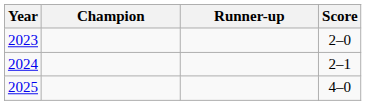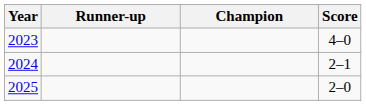columns swapped: (111, 16) <-> (249, 16)
(340, 40) 2–0 -> (340, 40) 4–0
(340, 87) 4–0 -> (340, 87) 2–0
